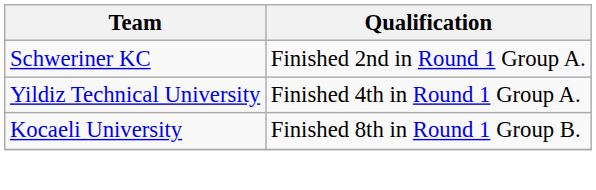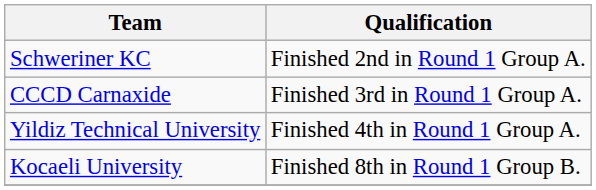+ row: (90, 94)
